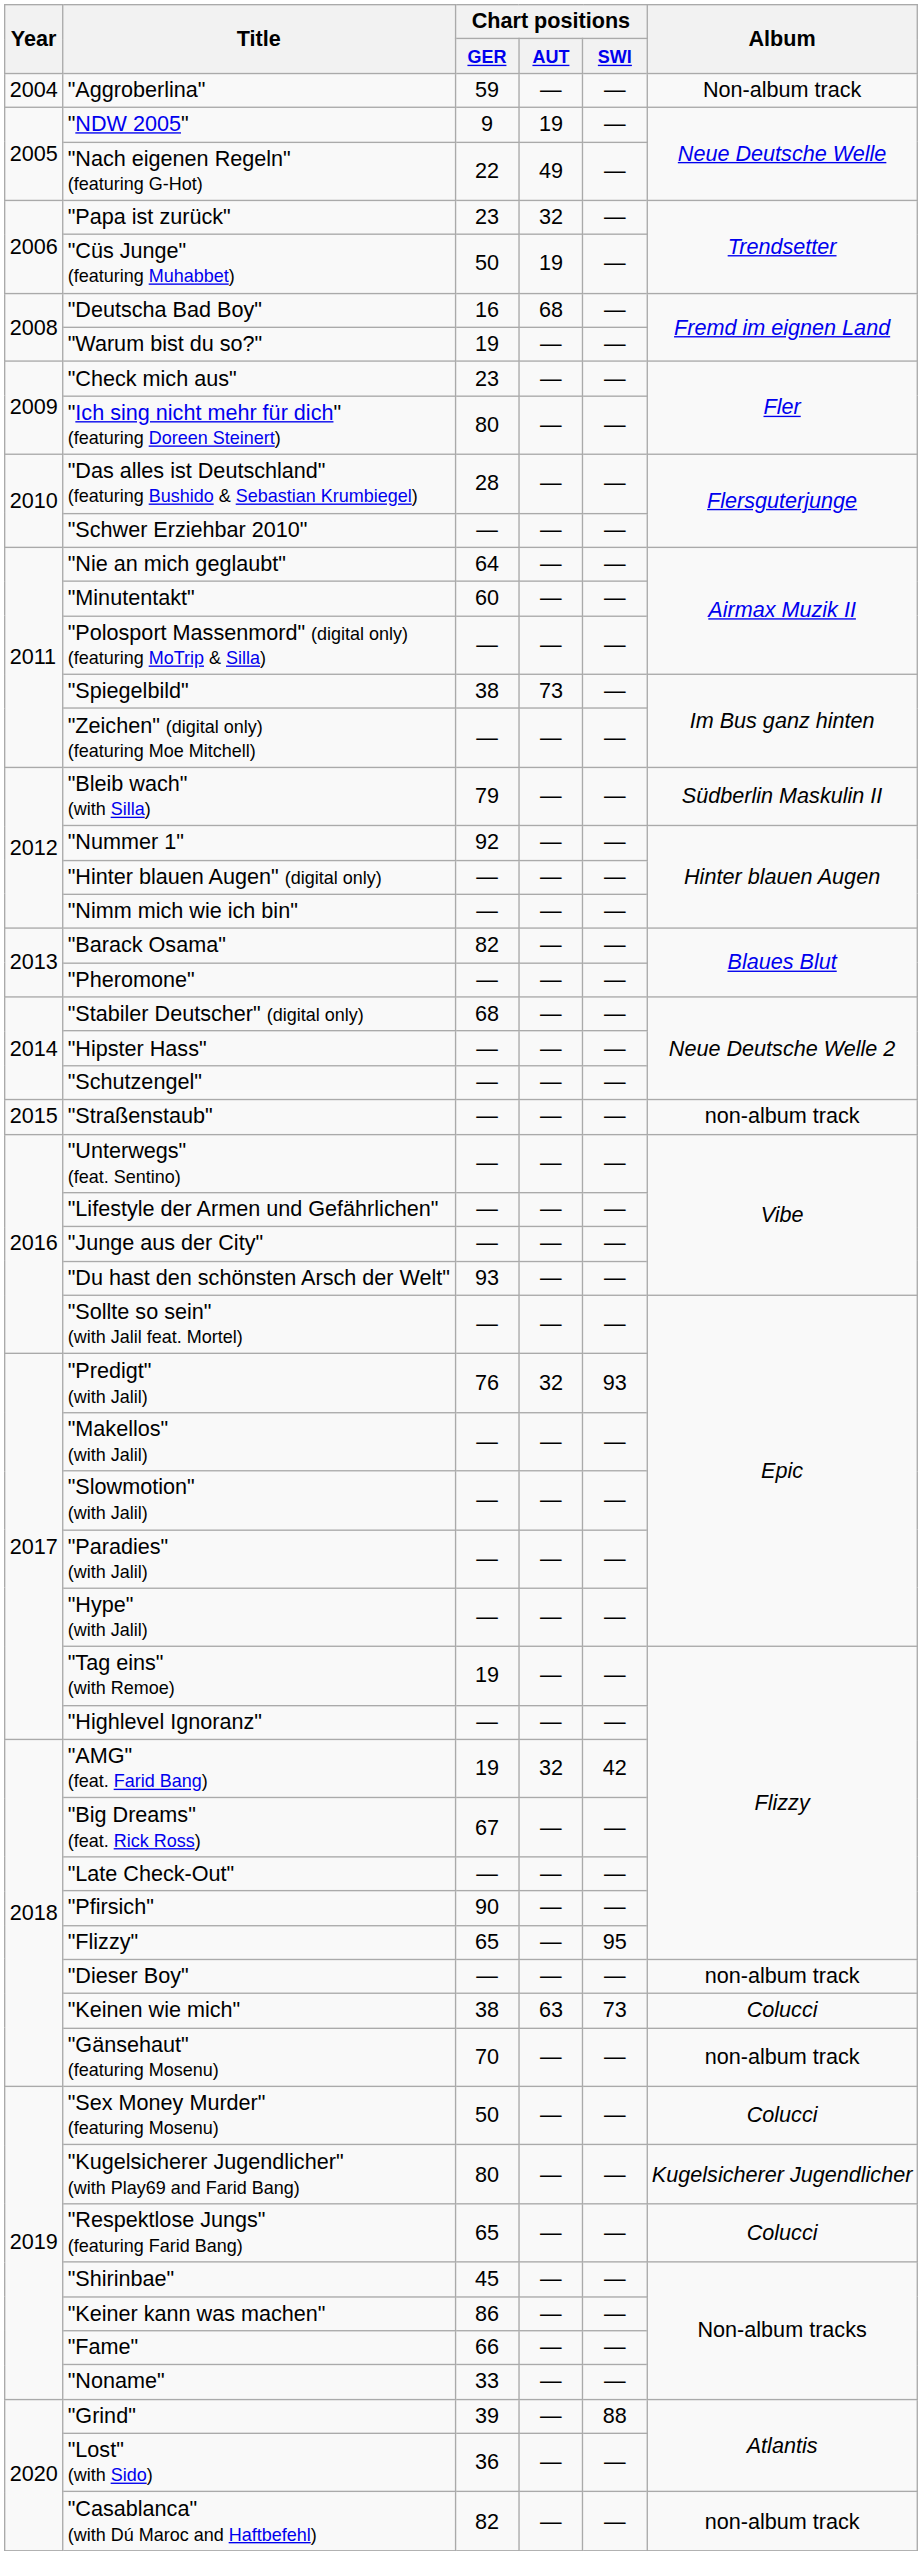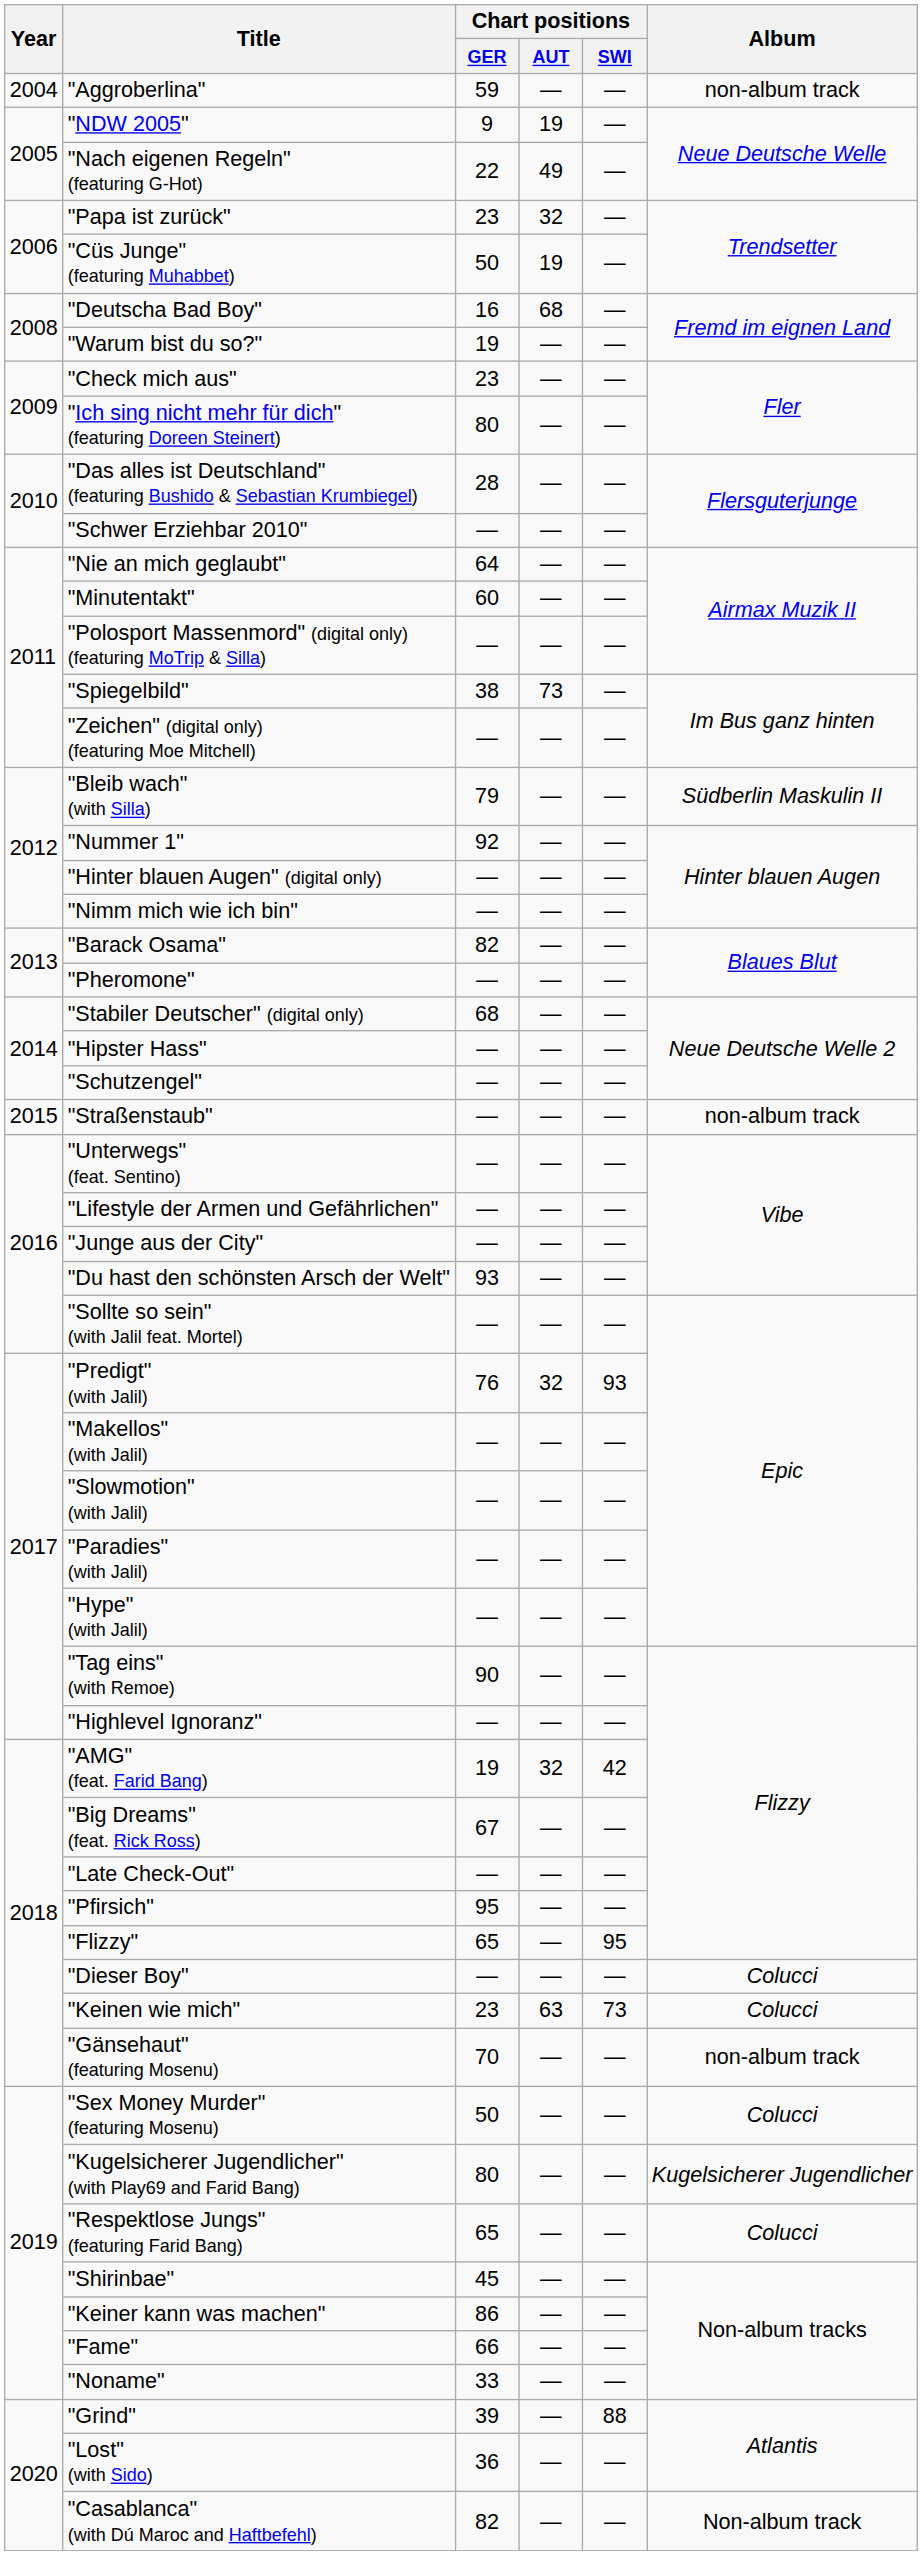(782, 90) Non-album track -> (782, 90) non-album track
(487, 1675) 19 -> (487, 1675) 90
(487, 1907) 90 -> (487, 1907) 95
(782, 1976) non-album track -> (782, 1976) Colucci
(487, 2010) 38 -> (487, 2010) 23
(782, 2520) non-album track -> (782, 2520) Non-album track
